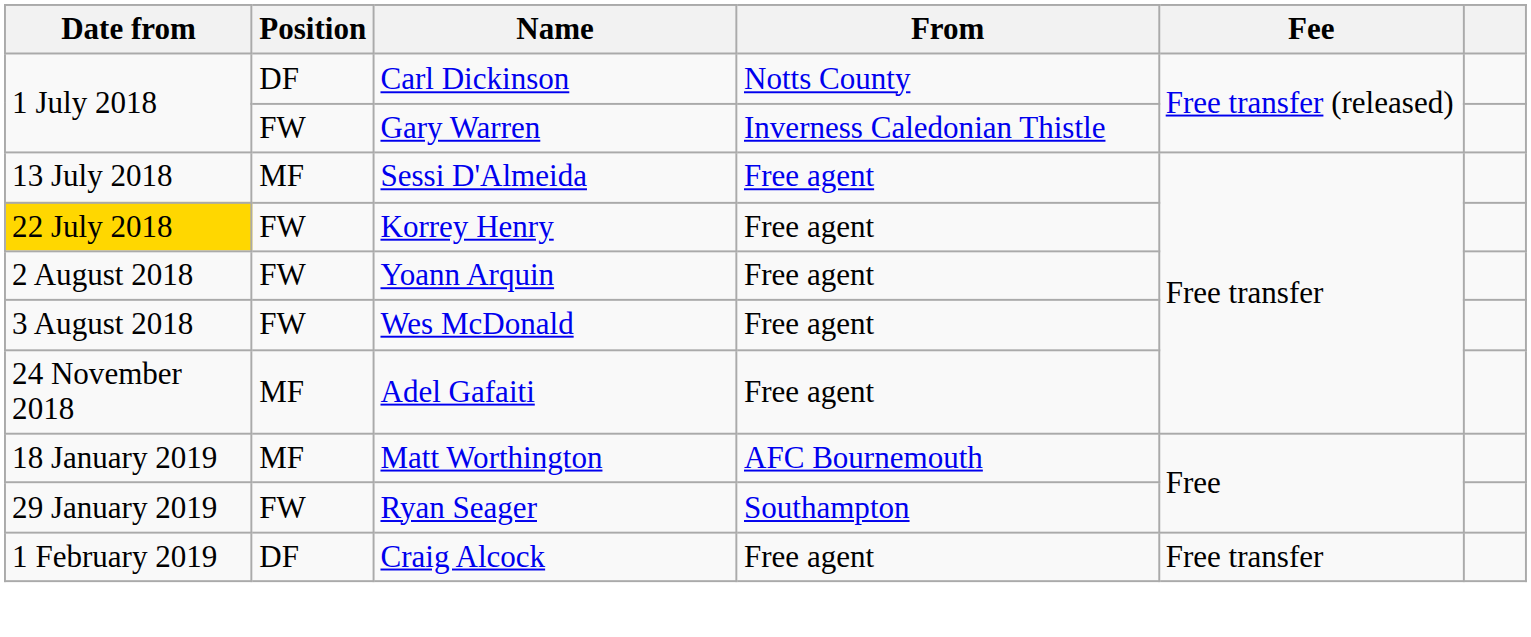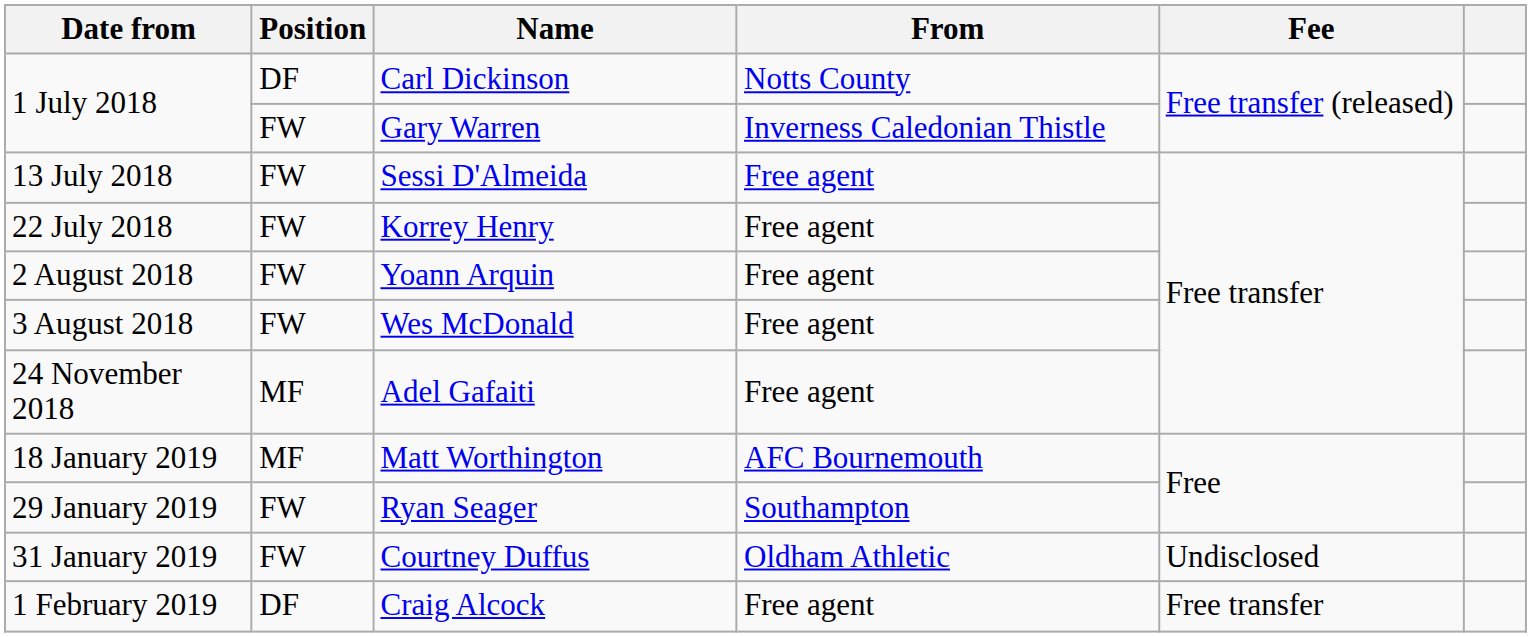(282, 176) MF -> (283, 176) FW
(92, 226) gold background -> (92, 226) no background
+ row: (485, 556)
